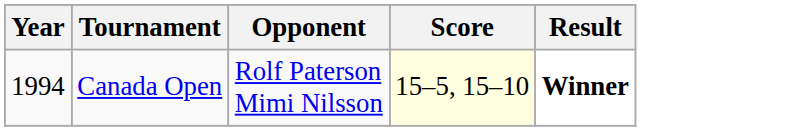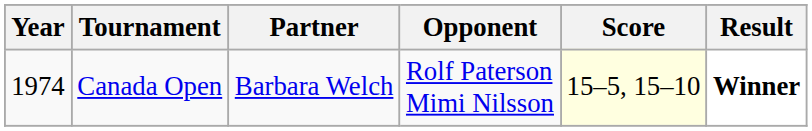+ column: (314, 26)
(38, 86) 1994 -> (38, 86) 1974
